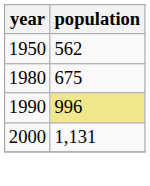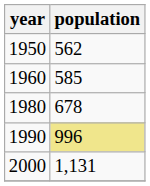+ row: (27, 78)
(68, 78) 675 -> (68, 107) 678
